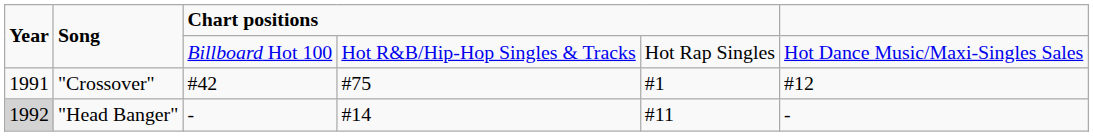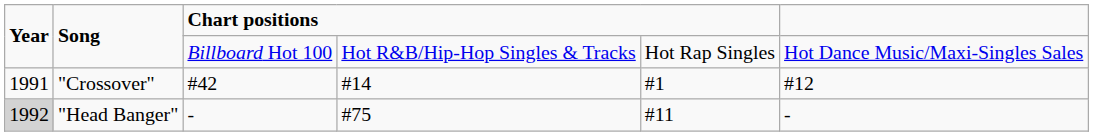(356, 83) #75 -> (356, 83) #14
(356, 114) #14 -> (356, 114) #75
